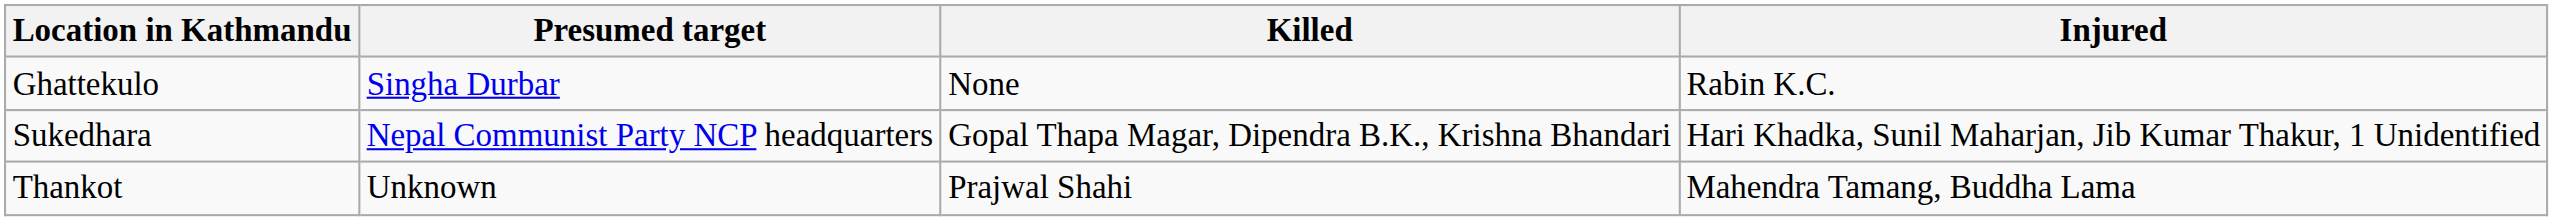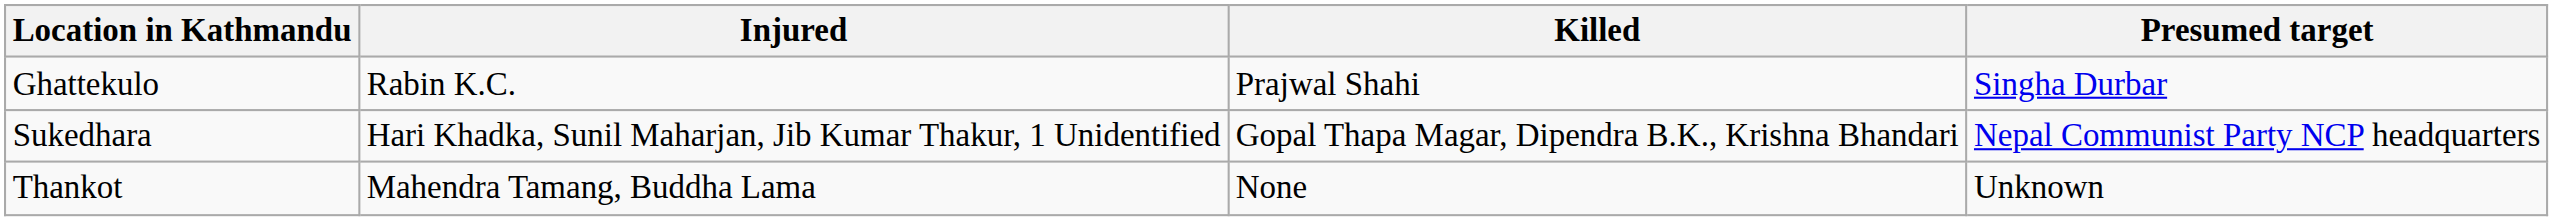columns swapped: (650, 30) <-> (2113, 30)
(984, 82) None -> (1328, 82) Prajwal Shahi
(1040, 187) Prajwal Shahi -> (1271, 187) None
